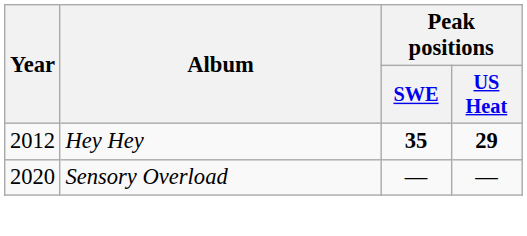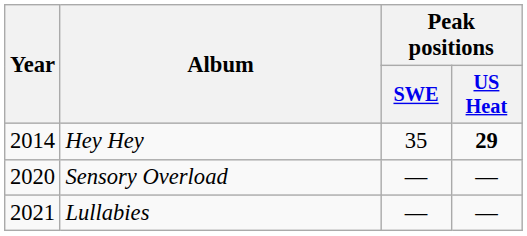(32, 141) 2012 -> (32, 141) 2014
(416, 141) bold -> (416, 141) normal
+ row: (107, 212)
